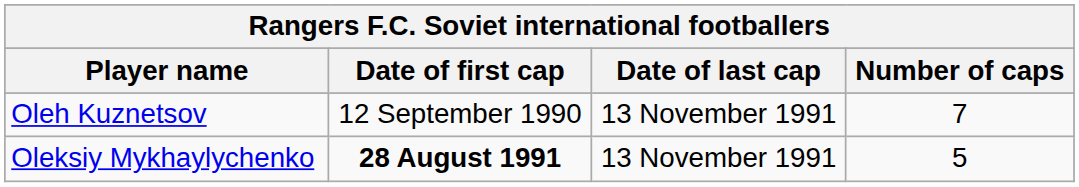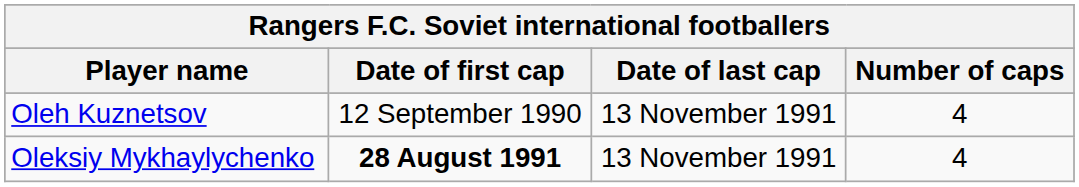(960, 114) 7 -> (960, 114) 4
(960, 158) 5 -> (960, 158) 4
